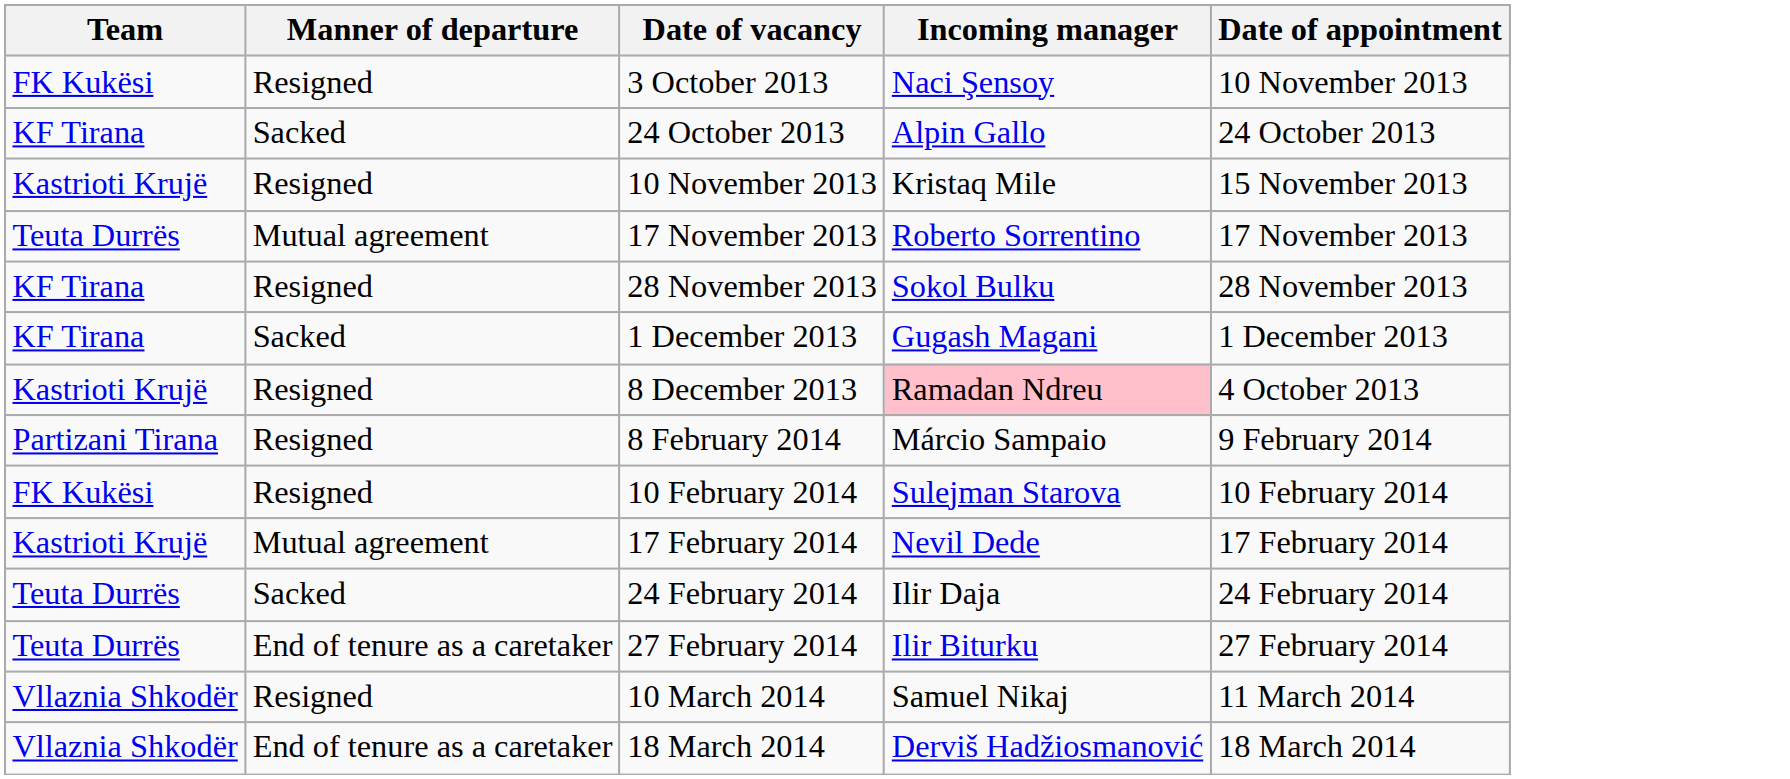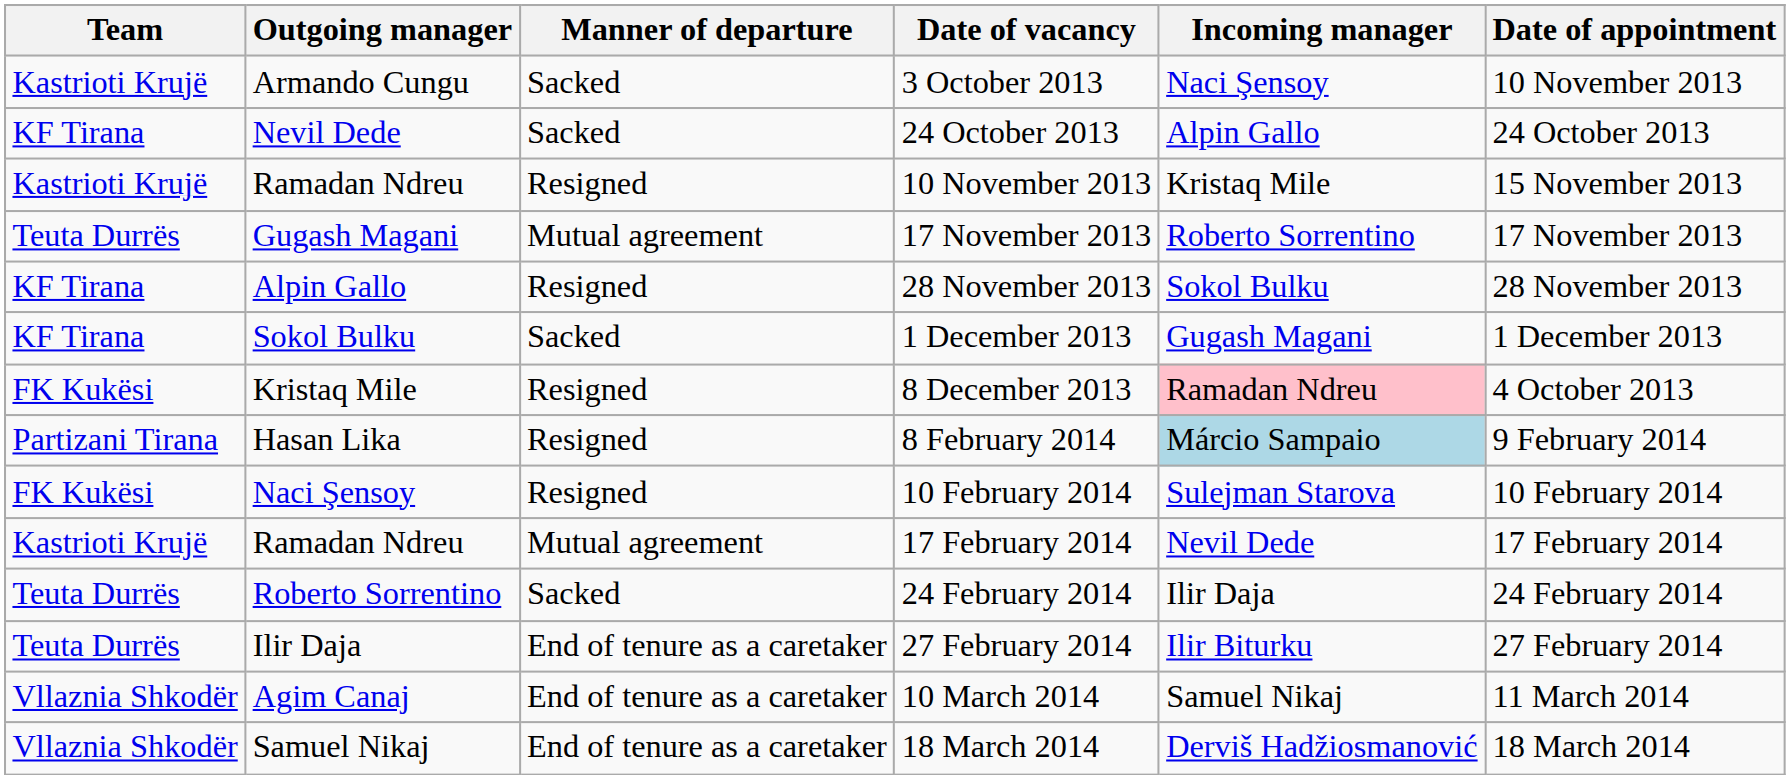+ column: (382, 30)
(83, 81) FK Kukësi -> (110, 81) Kastrioti Krujë
(313, 81) Resigned -> (574, 81) Sacked
(110, 388) Kastrioti Krujë -> (83, 388) FK Kukësi
(999, 440) no background -> (1273, 440) lightblue background
(313, 696) Resigned -> (707, 696) End of tenure as a caretaker
